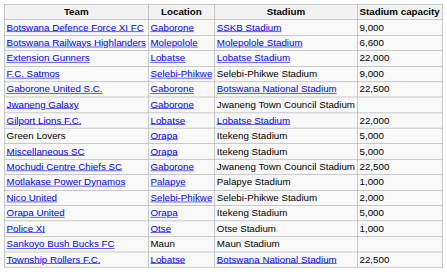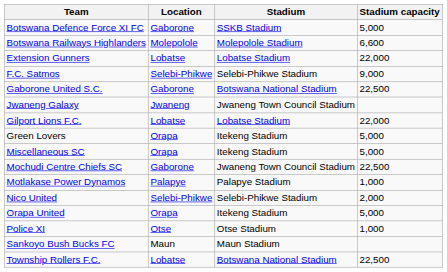(372, 27) 9,000 -> (372, 27) 5,000
(172, 105) Gaborone -> (170, 105) Jwaneng
